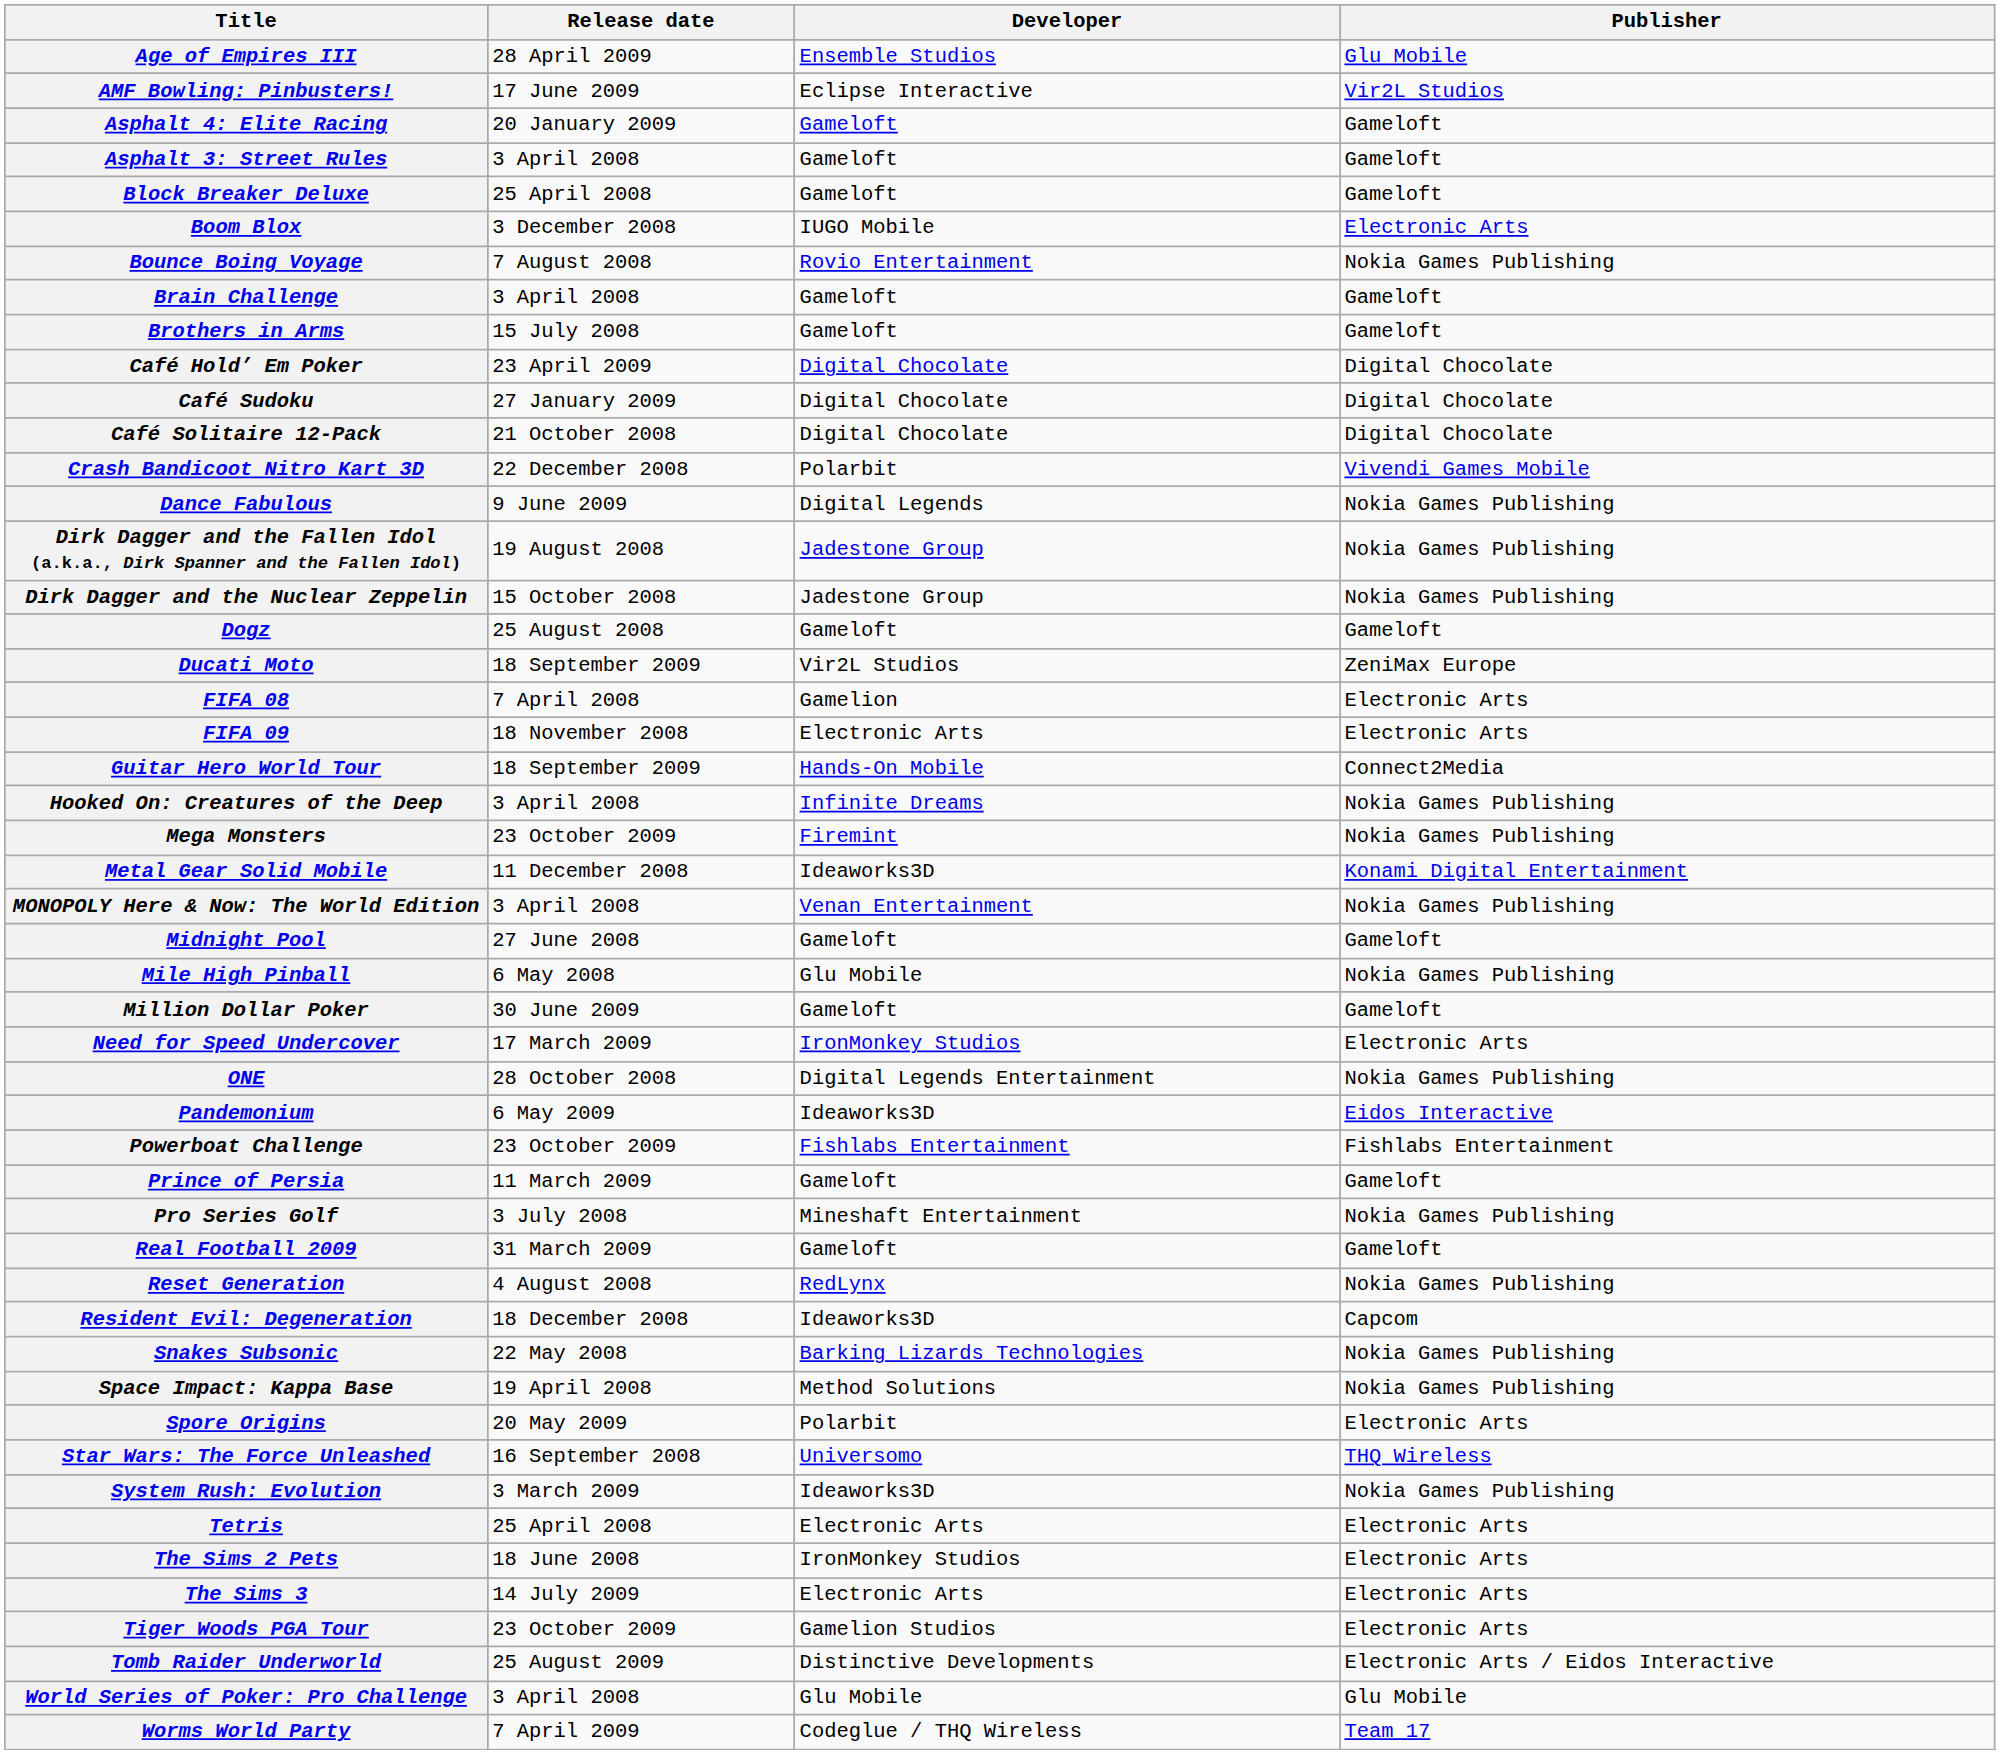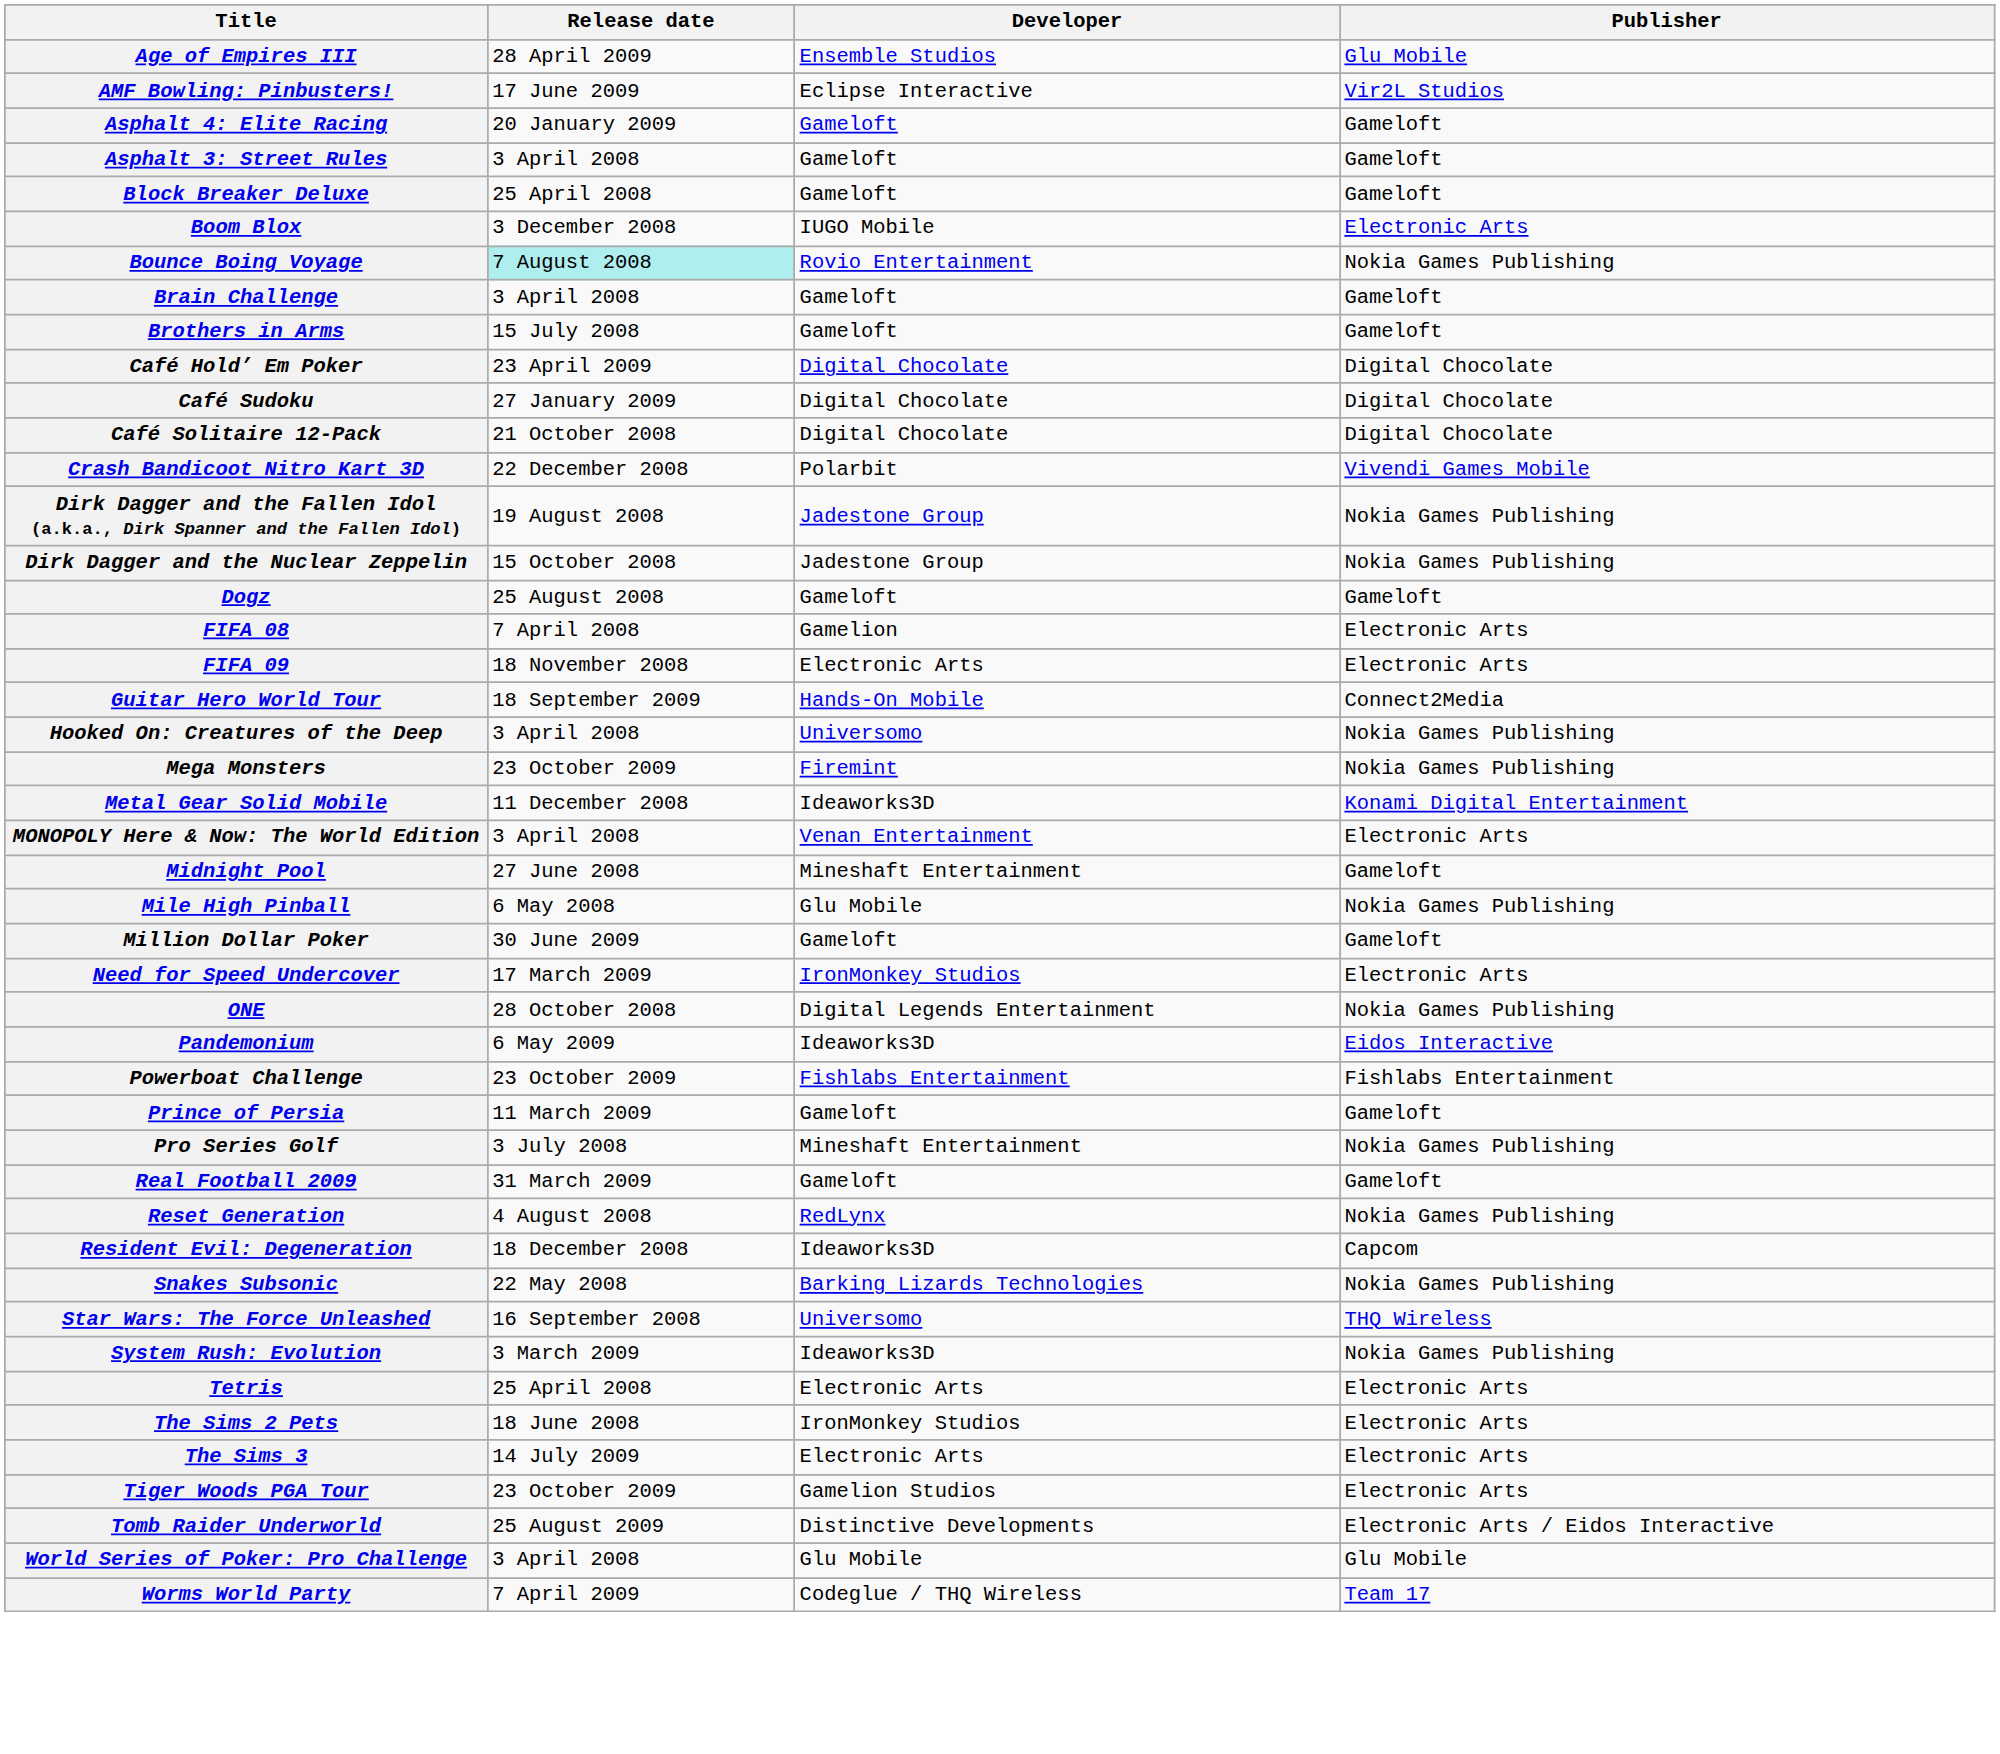(572, 263) no background -> (572, 263) paleturquoise background
- row: (246, 503)
- row: (246, 665)
(892, 803) Infinite Dreams -> (861, 734) Universomo
(1479, 906) Nokia Games Publishing -> (1436, 837) Electronic Arts
(849, 941) Gameloft -> (941, 872) Mineshaft Entertainment
- row: (246, 1388)
- row: (246, 1422)
